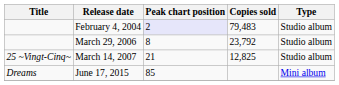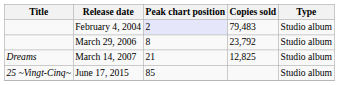(39, 57) 25 ~Vingt-Cinq~ -> (22, 57) Dreams
(22, 73) Dreams -> (39, 73) 25 ~Vingt-Cinq~
(303, 73) Mini album -> (306, 73) Studio album
